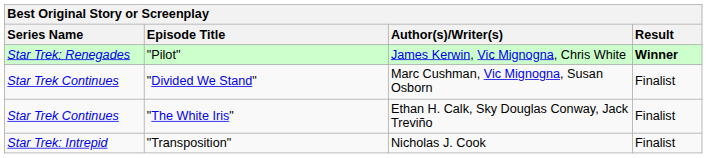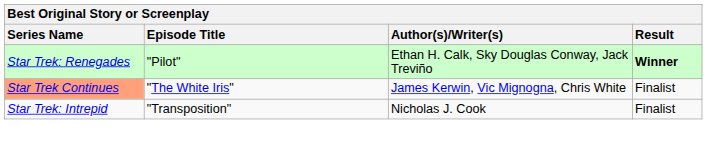(509, 54) James Kerwin, Vic Mignogna, Chris White -> (510, 61) Ethan H. Calk, Sky Douglas Conway, Jack Treviño
- row: (202, 81)
(63, 116) no background -> (63, 88) lightsalmon background
(510, 116) Ethan H. Calk, Sky Douglas Conway, Jack Treviño -> (509, 88) James Kerwin, Vic Mignogna, Chris White
